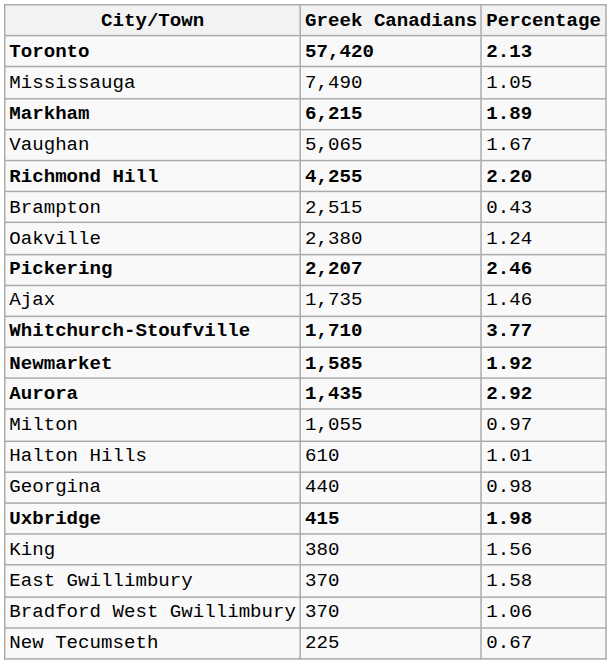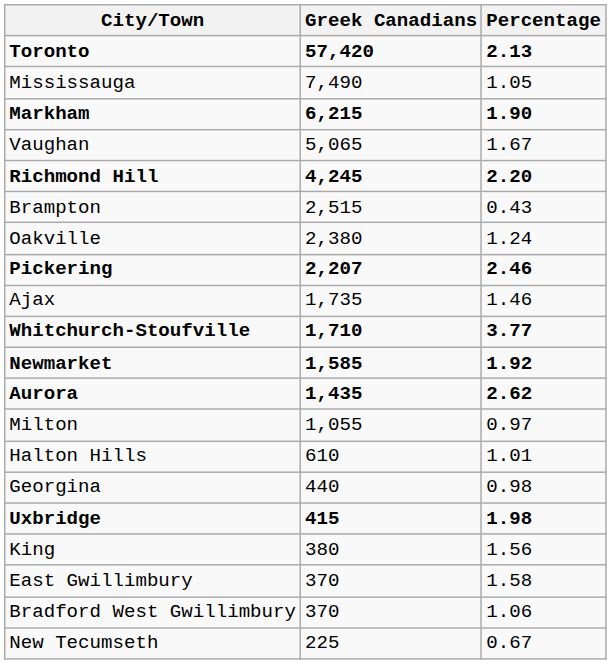(509, 114) 1.89 -> (509, 114) 1.90
(334, 176) 4,255 -> (334, 176) 4,245
(509, 394) 2.92 -> (509, 394) 2.62
